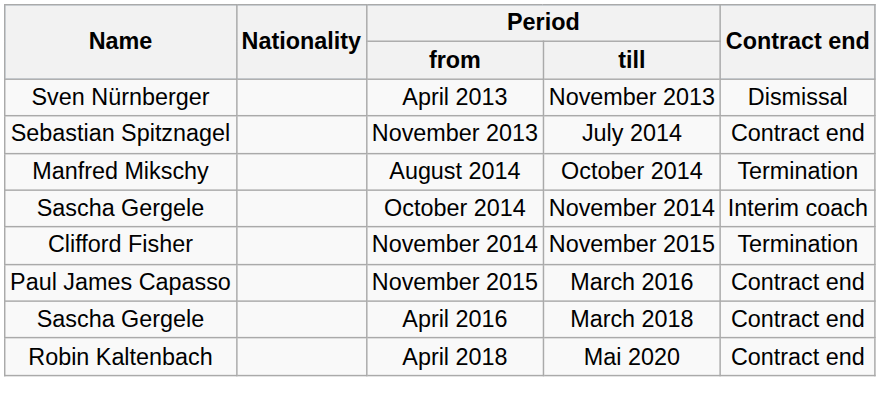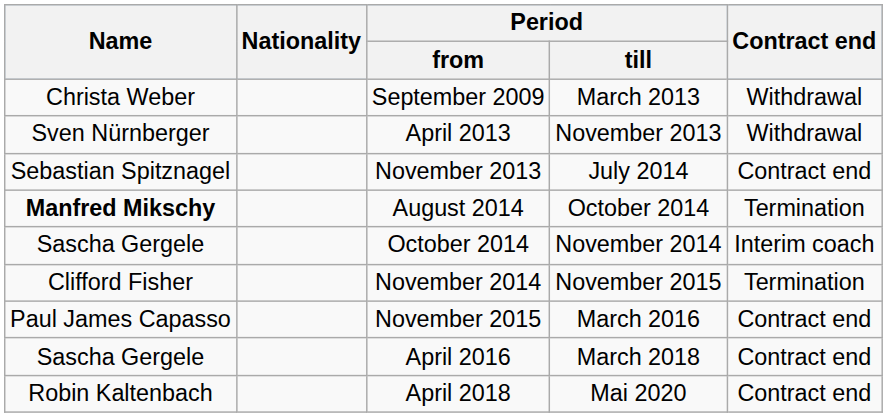+ row: (458, 97)
(798, 97) Dismissal -> (804, 134) Withdrawal
(120, 171) normal -> (120, 208) bold
